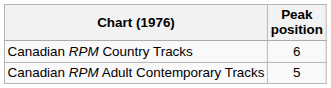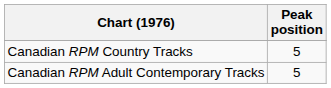(297, 51) 6 -> (297, 51) 5
